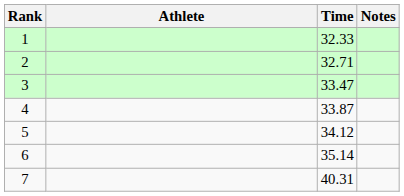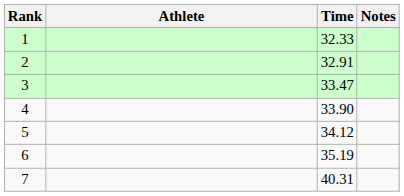(337, 62) 32.71 -> (337, 62) 32.91
(337, 109) 33.87 -> (337, 109) 33.90
(337, 156) 35.14 -> (337, 156) 35.19
